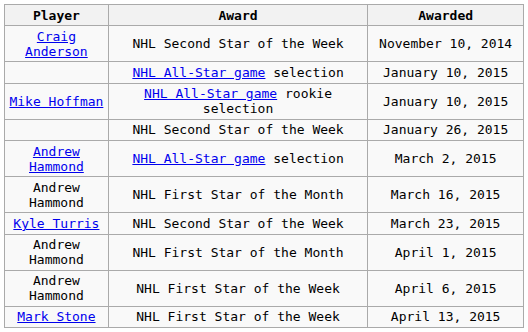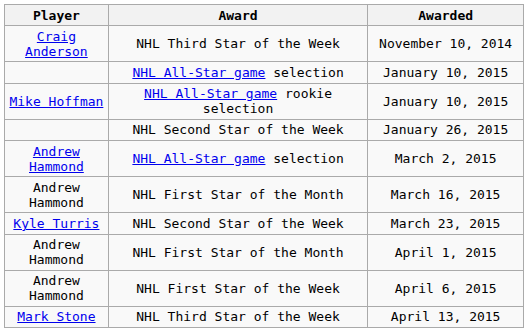(238, 44) NHL Second Star of the Week -> (238, 44) NHL Third Star of the Week
(238, 317) NHL First Star of the Week -> (238, 317) NHL Third Star of the Week
